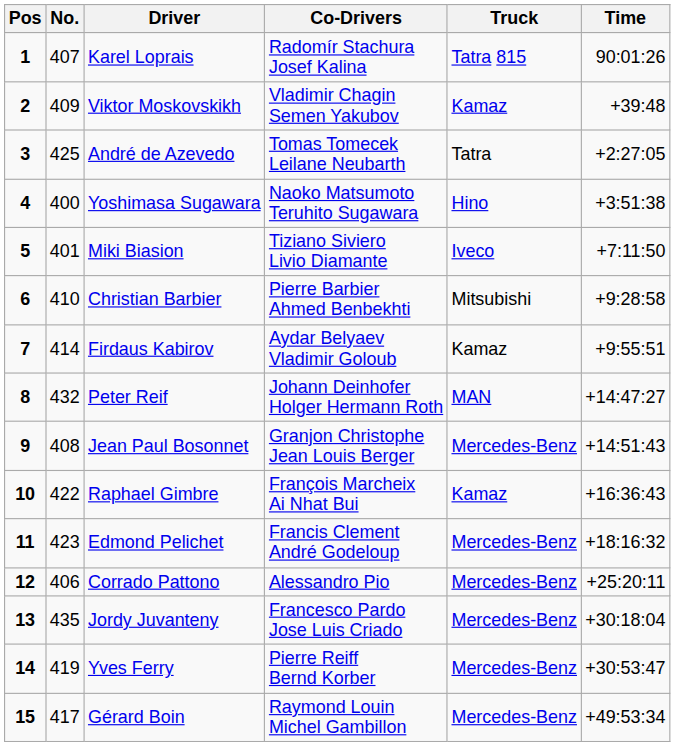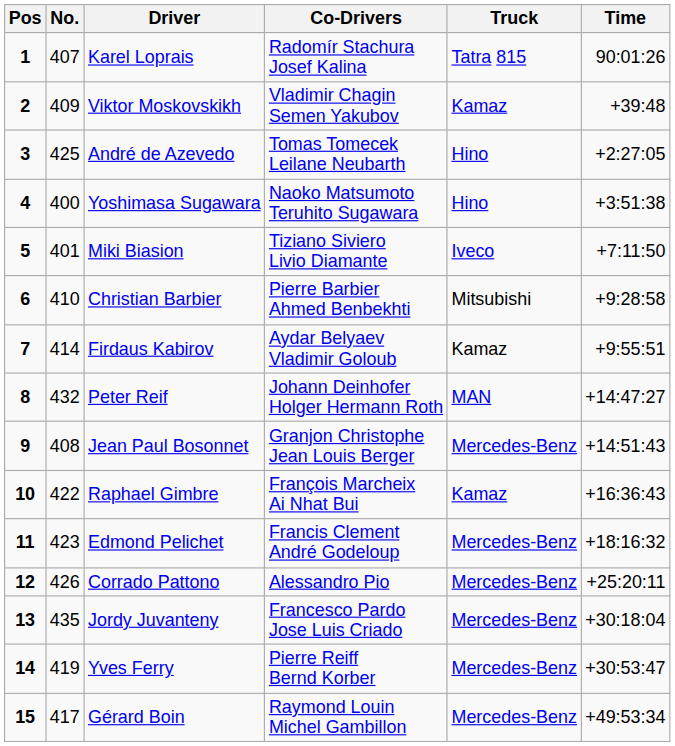(471, 154) Tatra -> (470, 154) Hino
(65, 581) 406 -> (65, 581) 426
